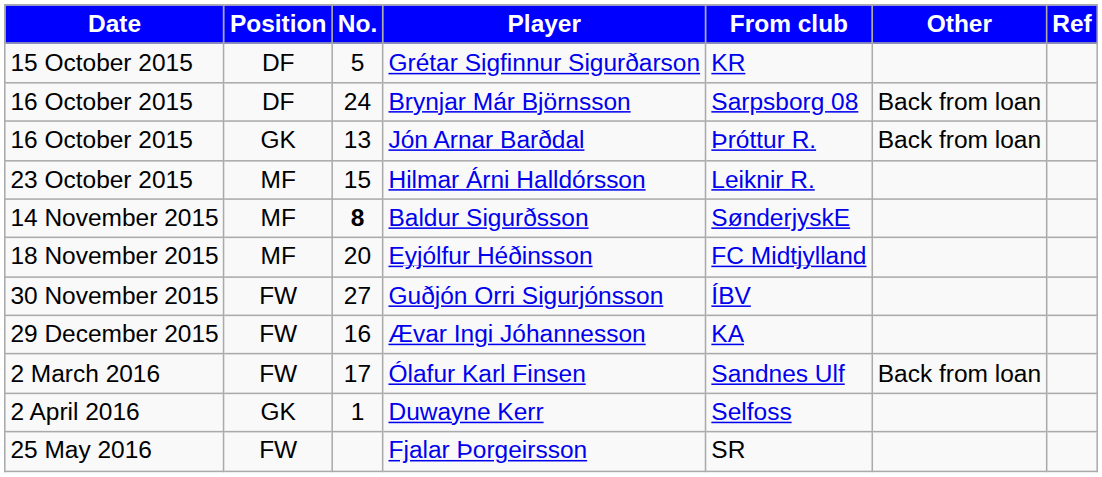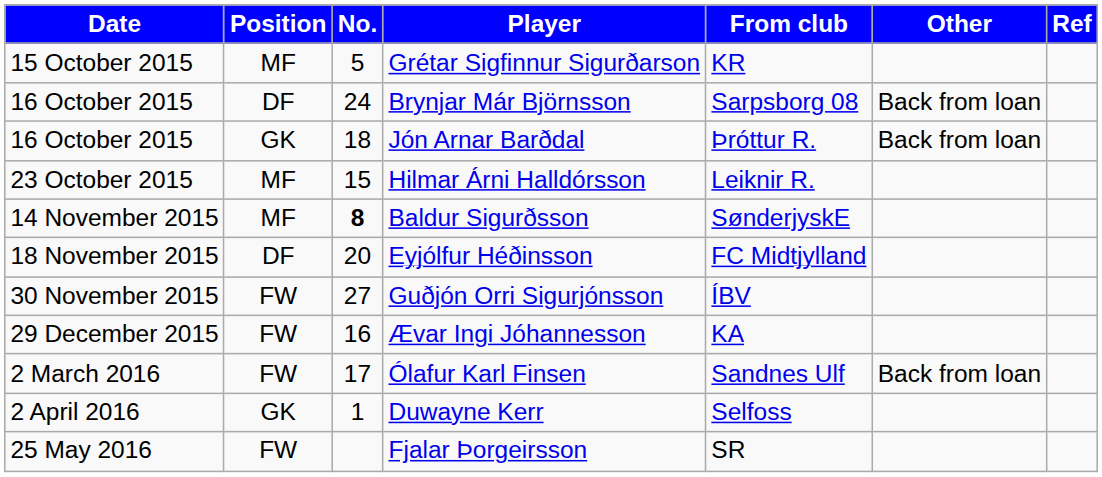(278, 62) DF -> (278, 62) MF
(357, 140) 13 -> (357, 140) 18
(278, 256) MF -> (278, 256) DF
